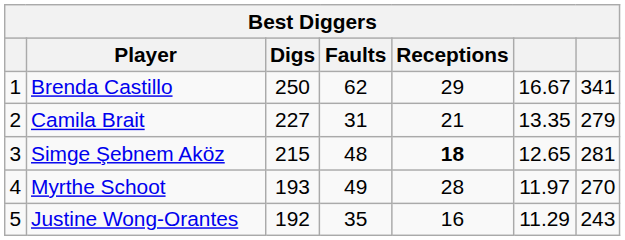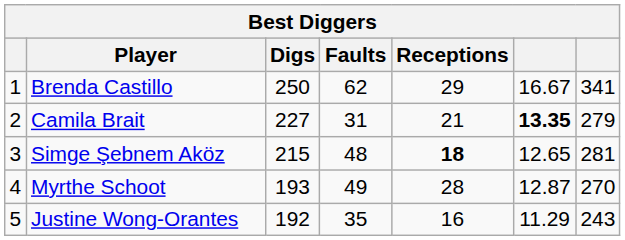(545, 121) normal -> (545, 121) bold
(545, 187) 11.97 -> (545, 187) 12.87
